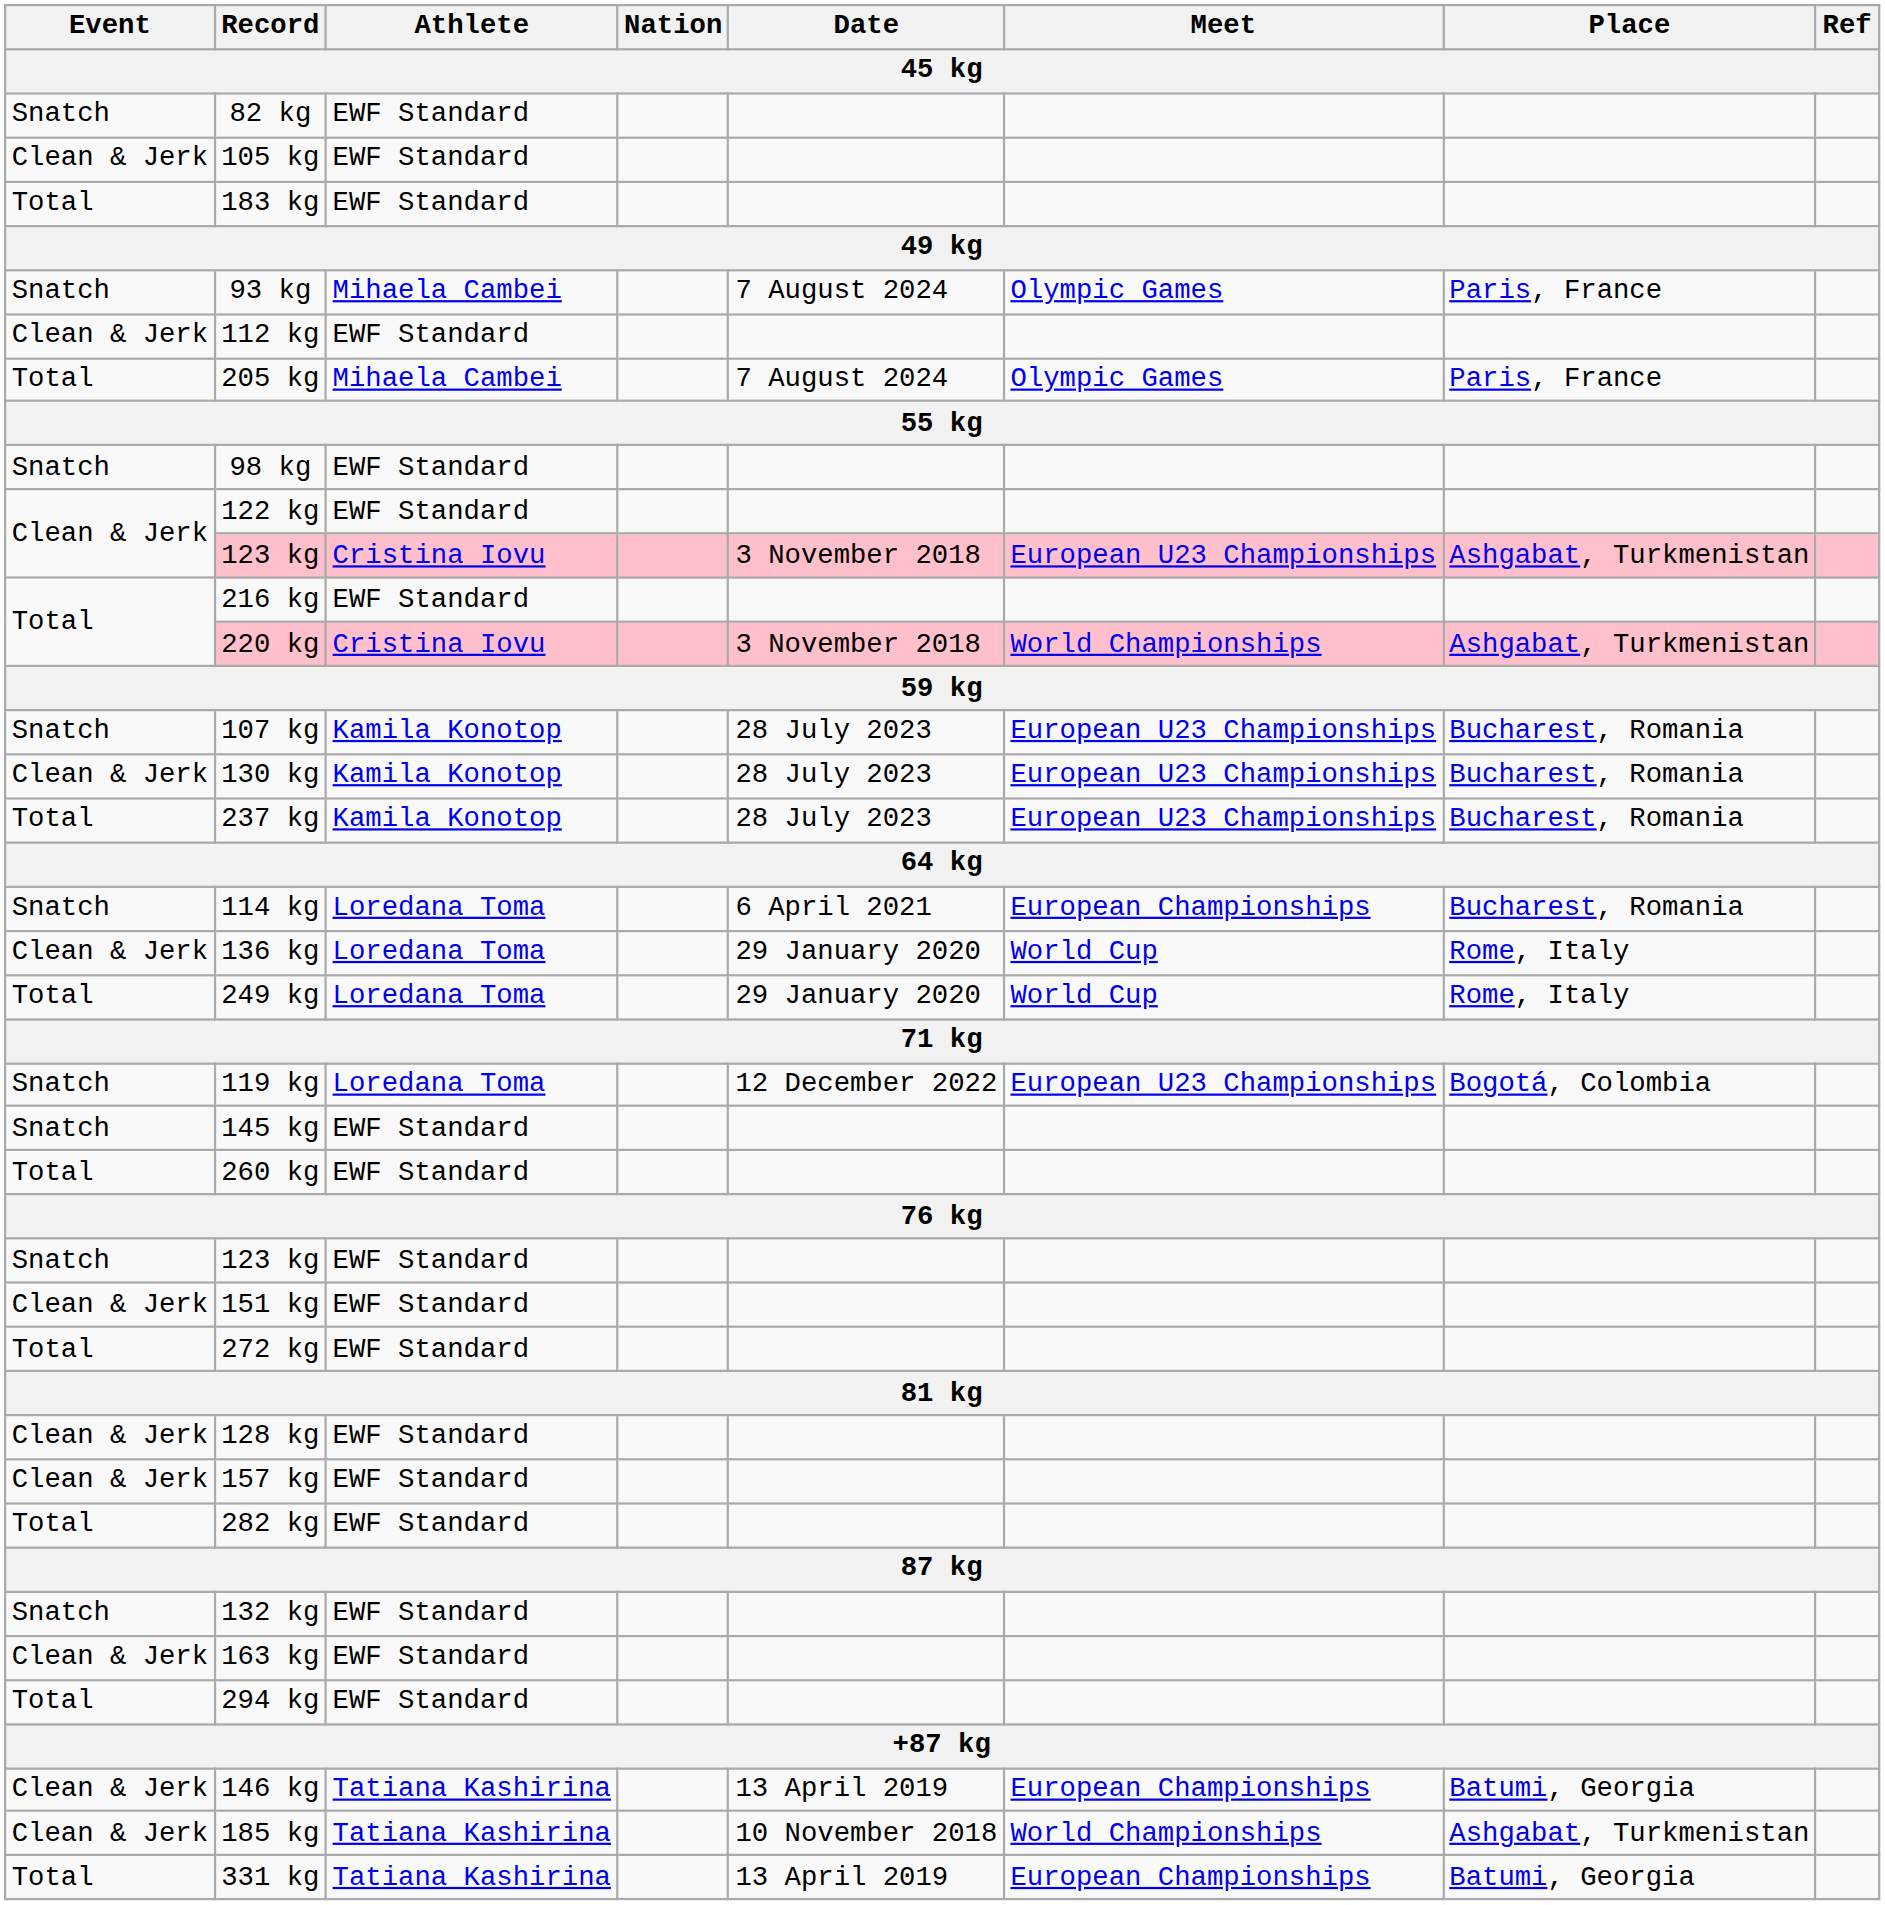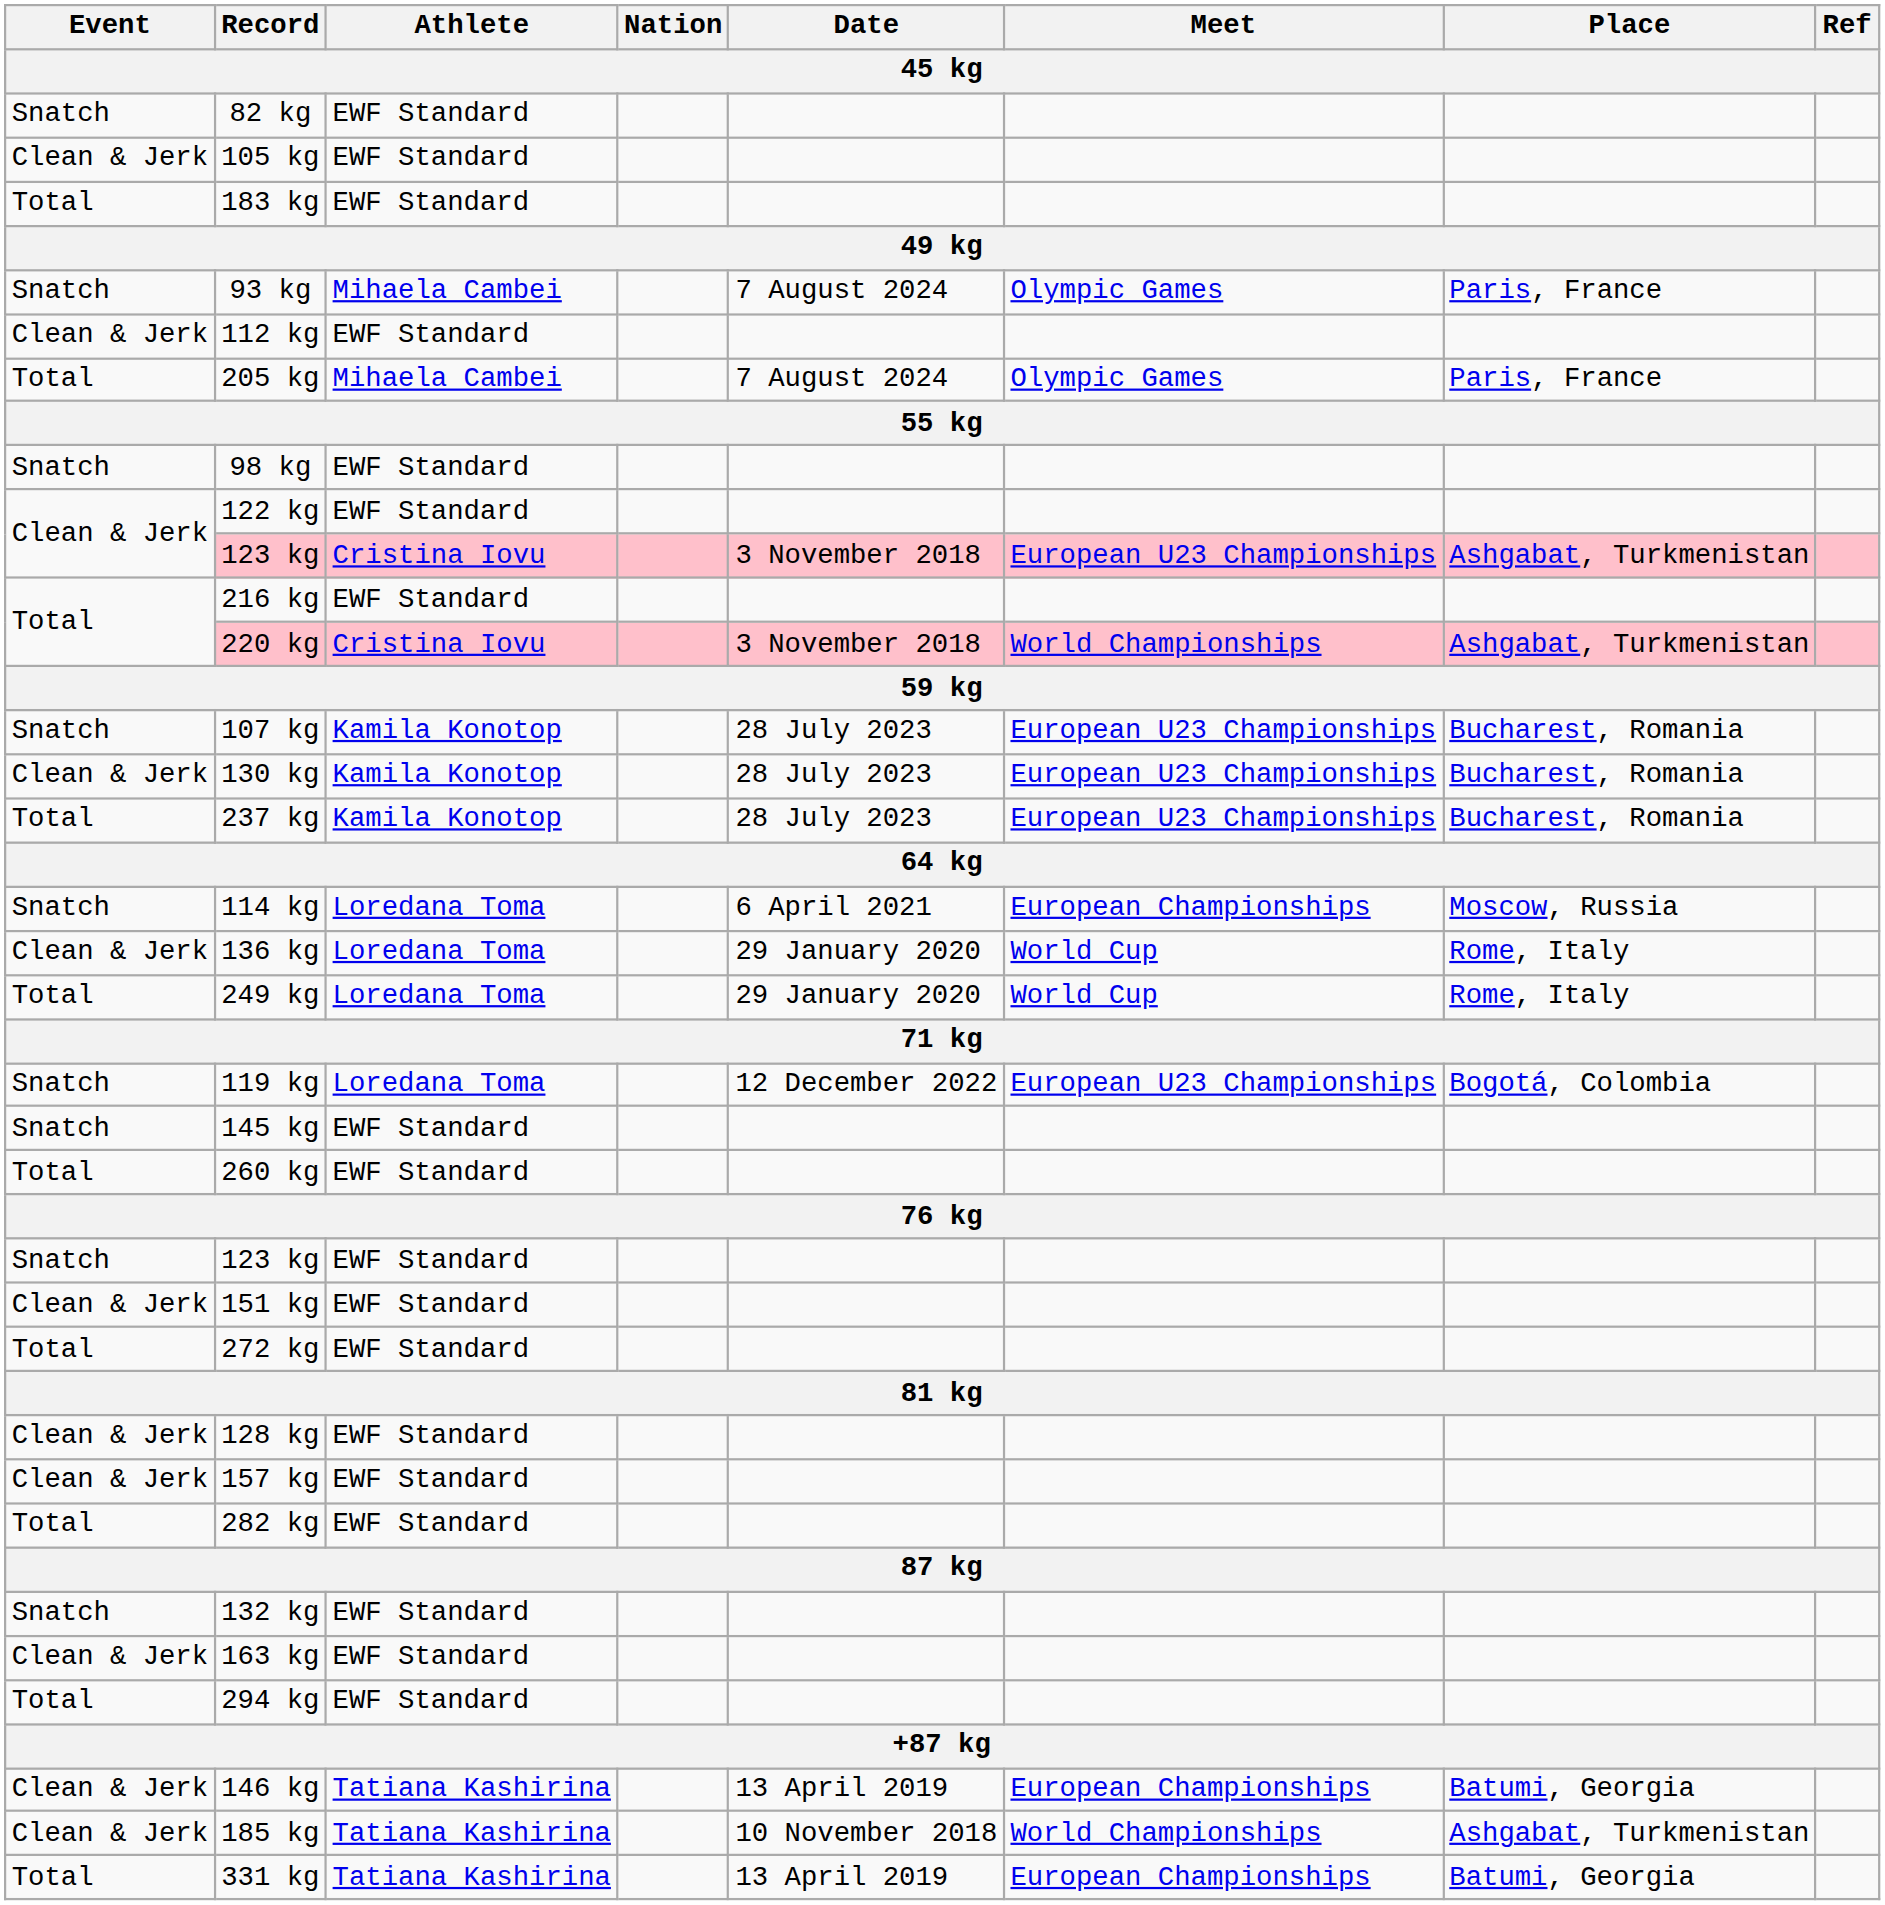(1597, 909) Bucharest, Romania -> (1564, 909) Moscow, Russia
